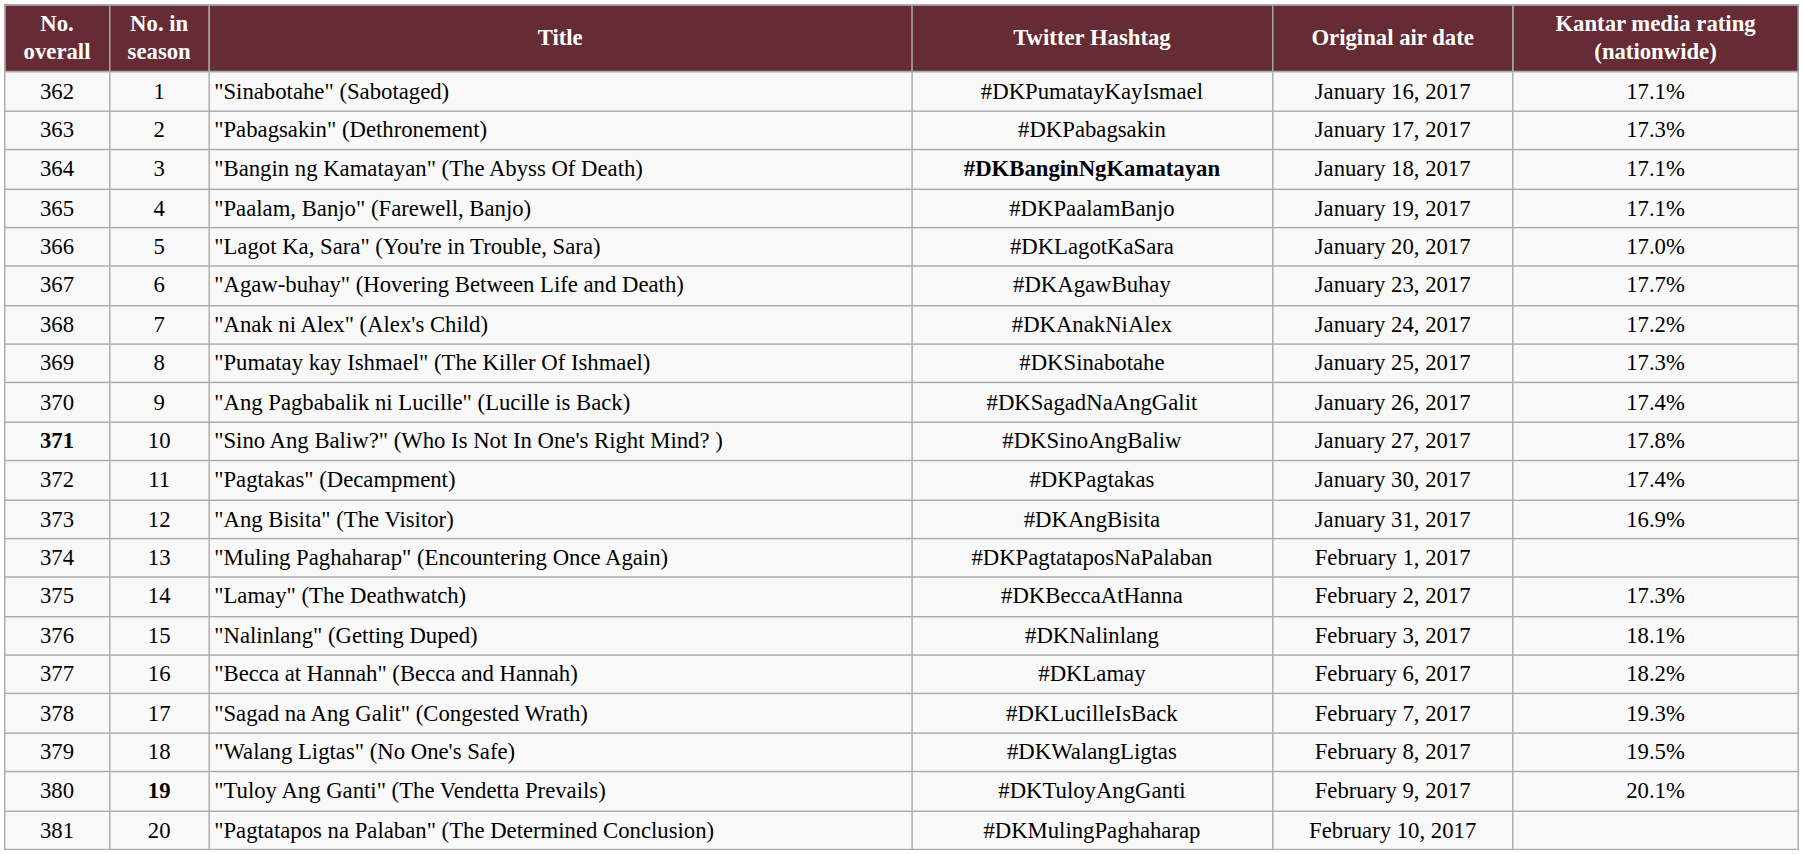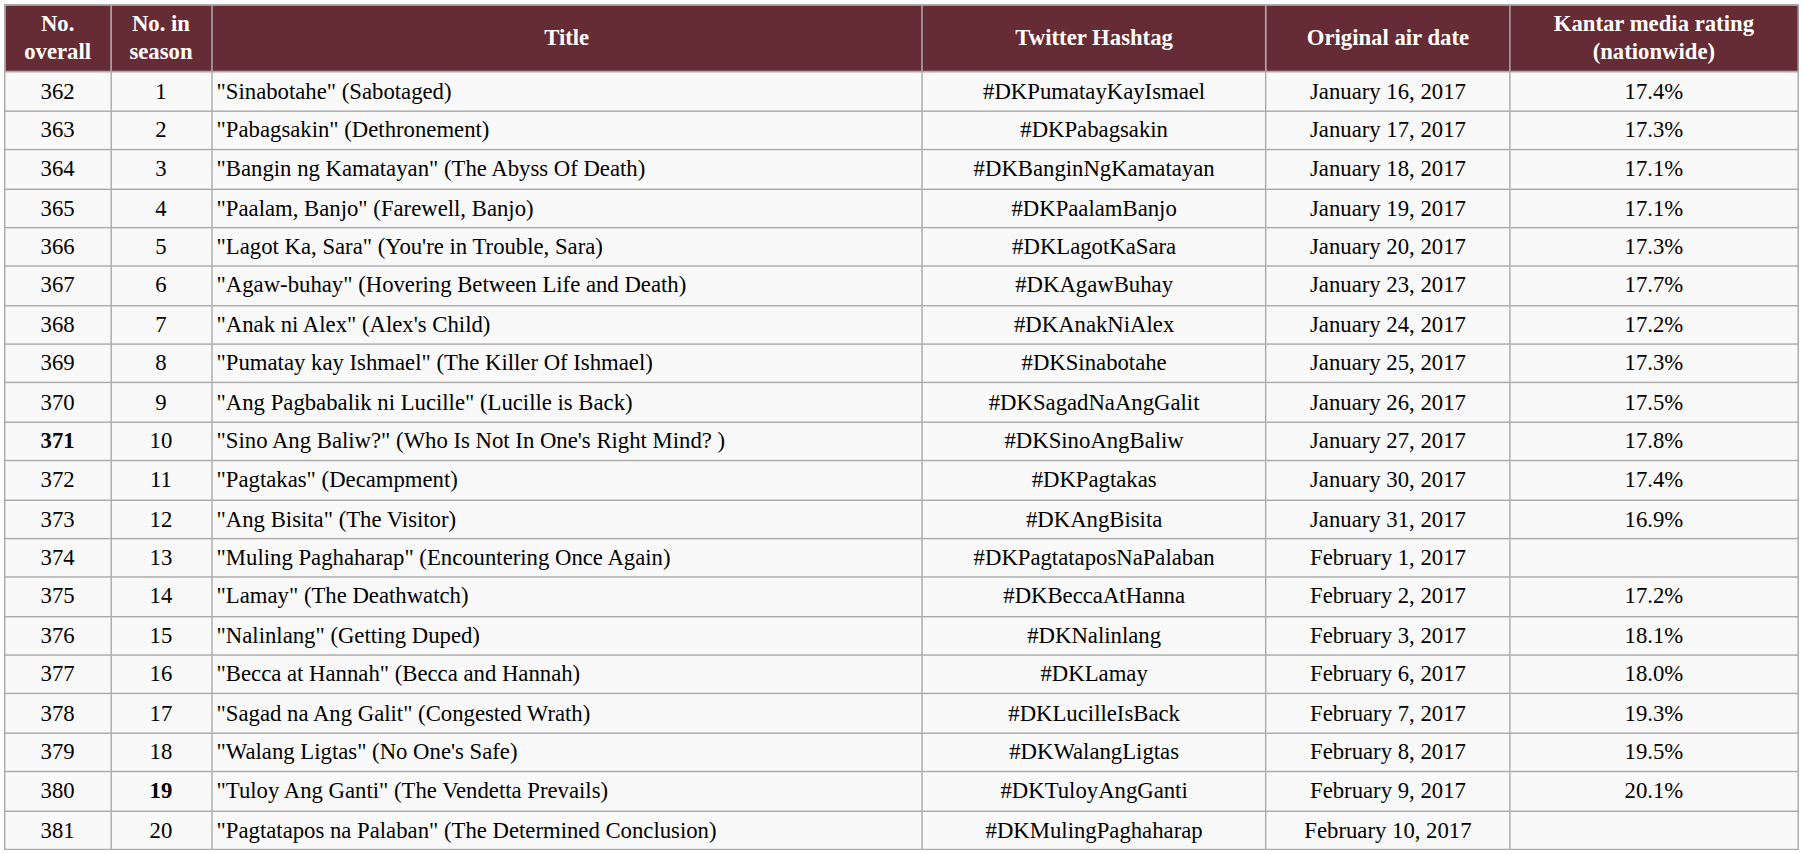(1656, 91) 17.1% -> (1654, 91) 17.4%
(1092, 168) bold -> (1094, 168) normal
(1656, 246) 17.0% -> (1654, 246) 17.3%
(1656, 402) 17.4% -> (1654, 402) 17.5%
(1656, 596) 17.3% -> (1654, 596) 17.2%
(1656, 674) 18.2% -> (1654, 674) 18.0%
